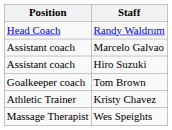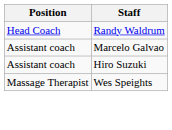- row: (120, 82)
- row: (125, 99)
